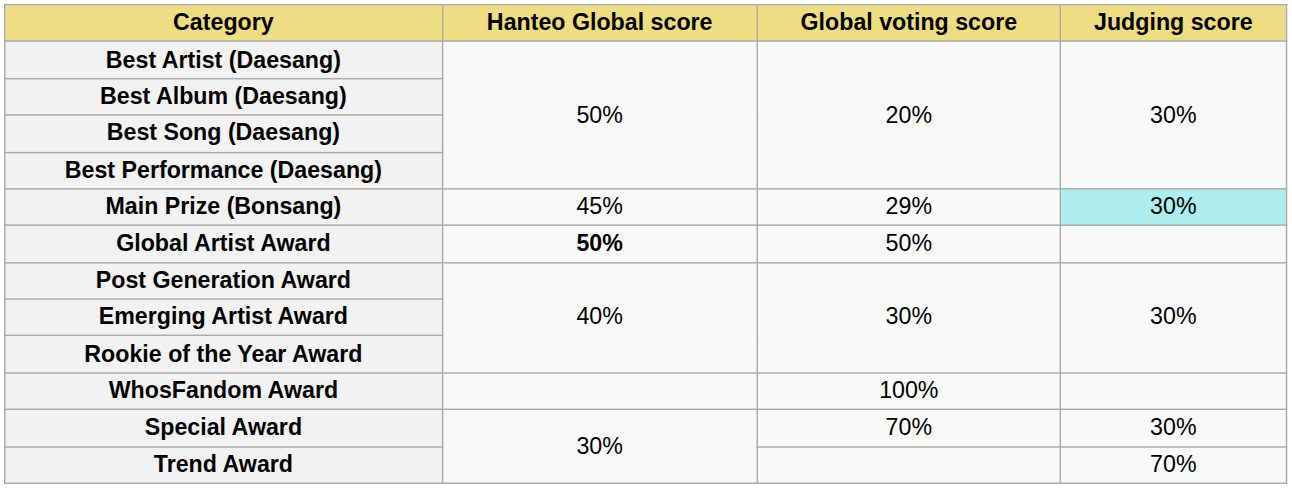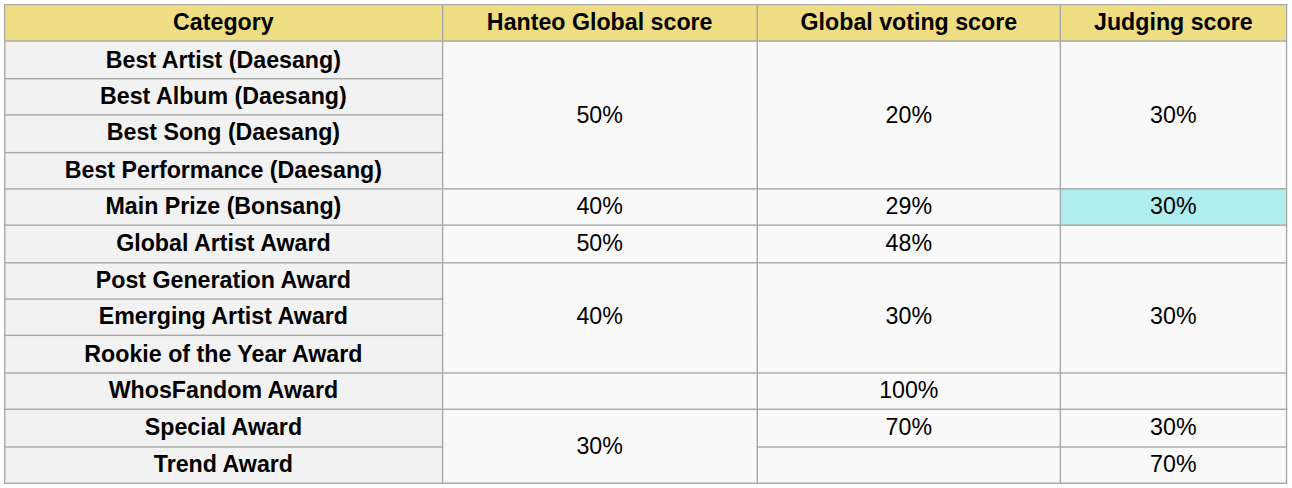(600, 206) 45% -> (600, 206) 40%
(600, 243) bold -> (600, 243) normal
(909, 243) 50% -> (909, 243) 48%
